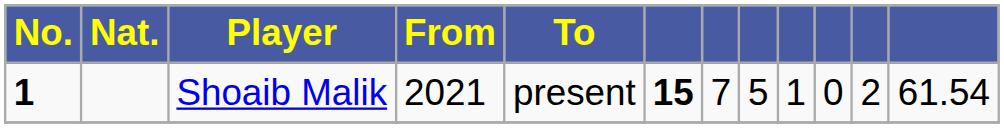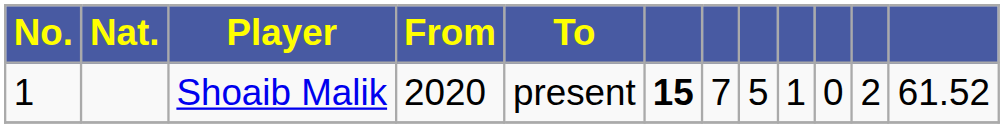(24, 92) bold -> (24, 92) normal
(445, 92) 2021 -> (445, 92) 2020
(944, 92) 61.54 -> (944, 92) 61.52
